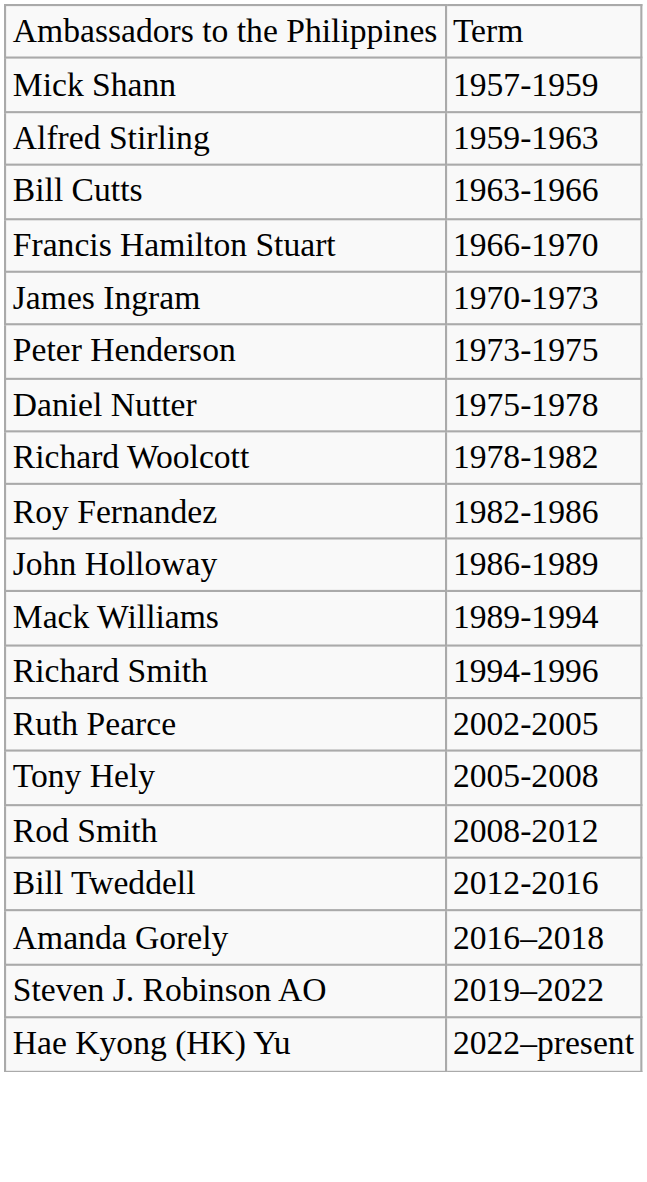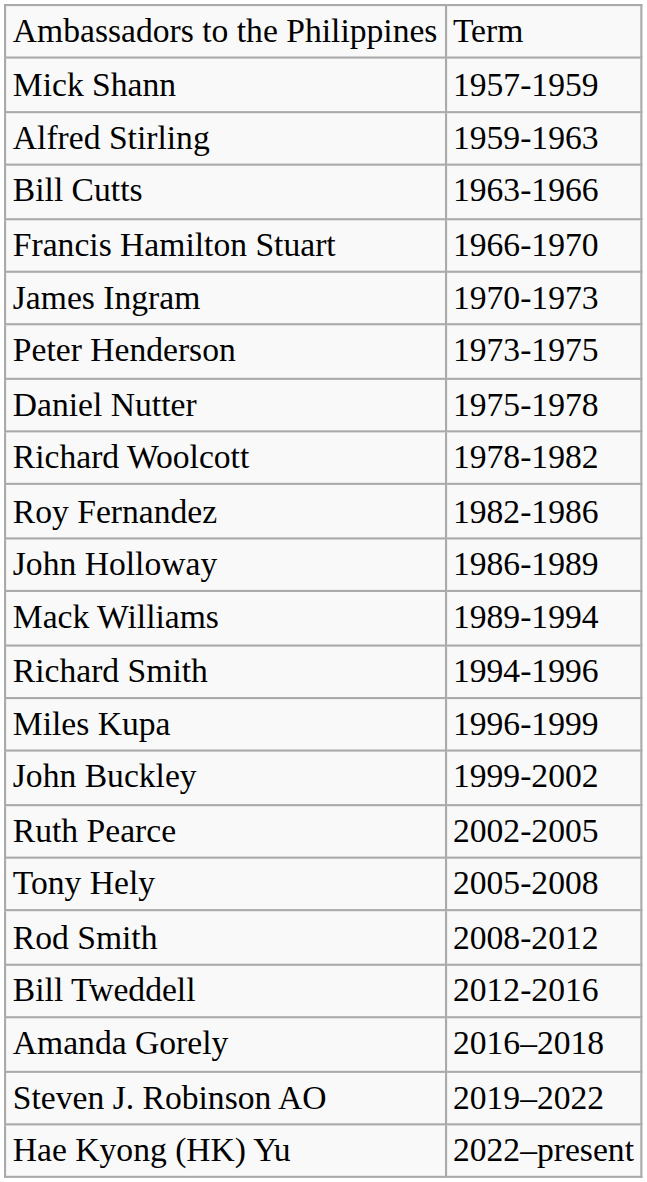+ row: (92, 723)
+ row: (105, 777)
